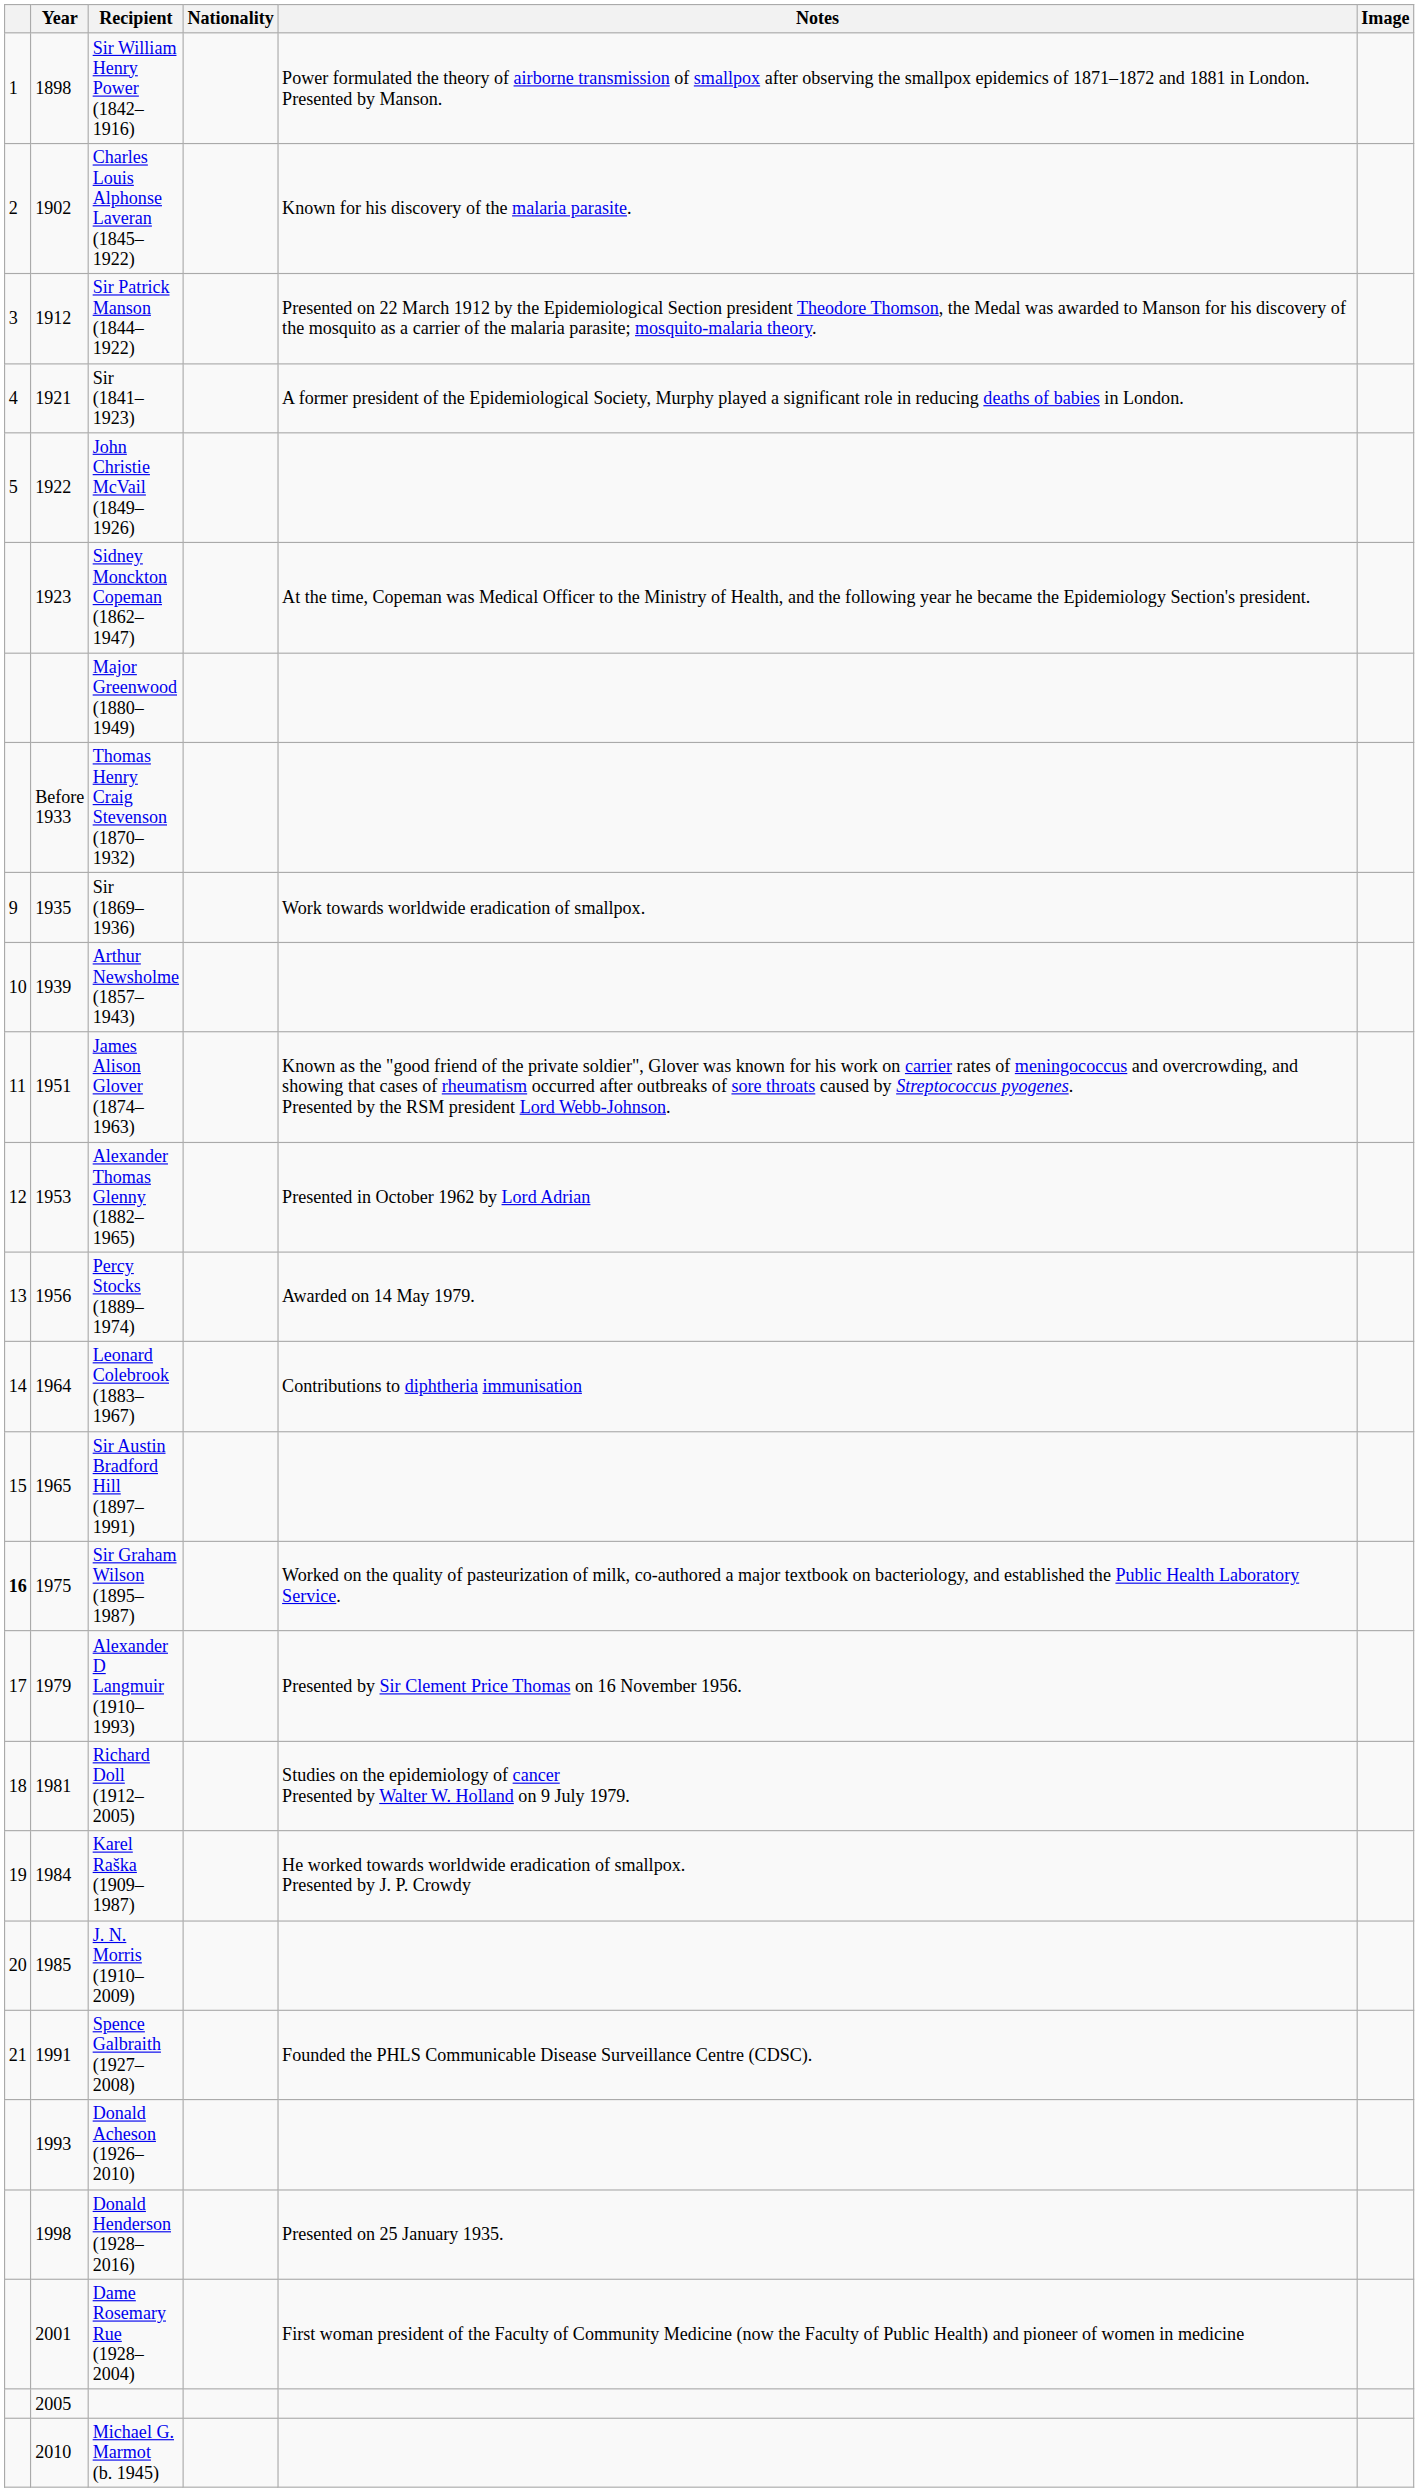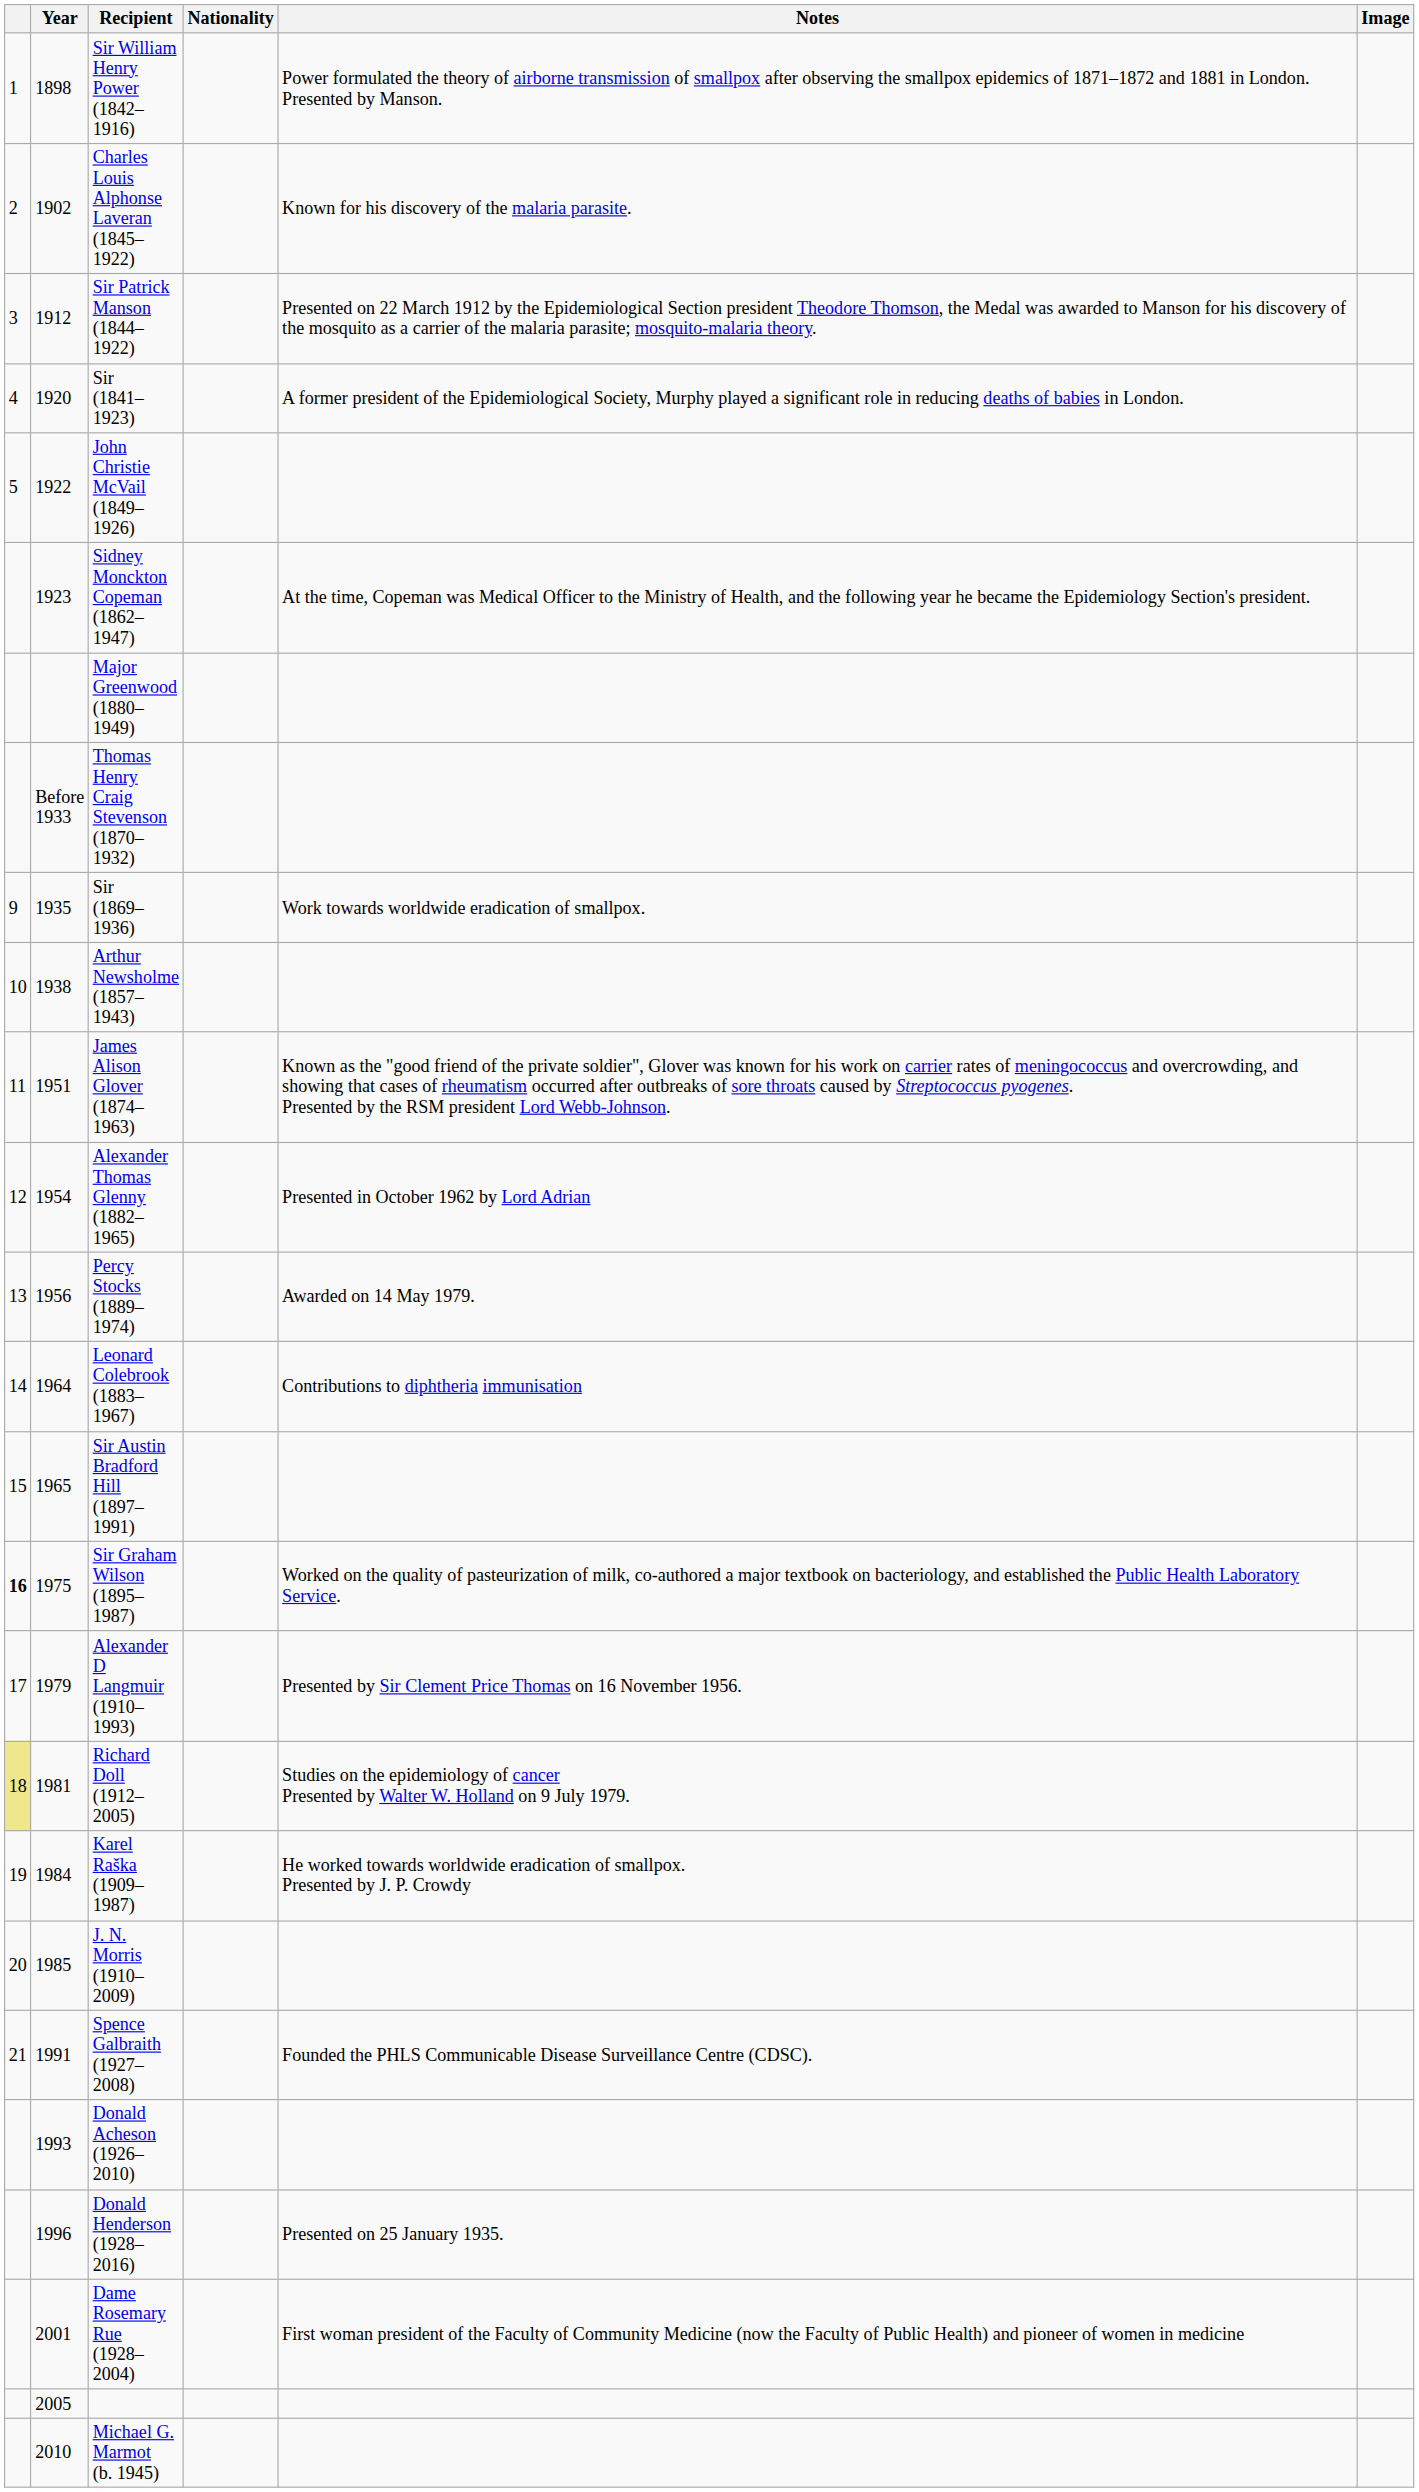(53, 397) 1921 -> (53, 397) 1920
(53, 986) 1939 -> (53, 986) 1938
(53, 1196) 1953 -> (53, 1196) 1954
(18, 1785) no background -> (18, 1785) khaki background
(53, 2234) 1998 -> (53, 2234) 1996
